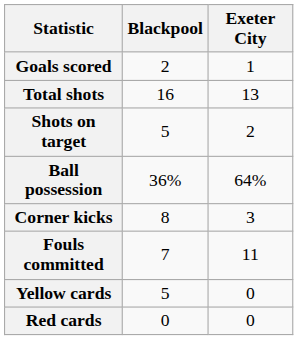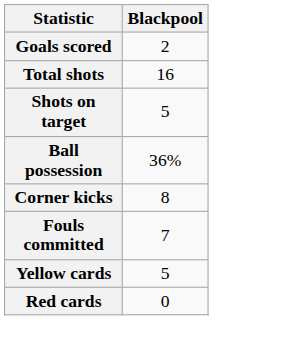- column: (250, 28)
